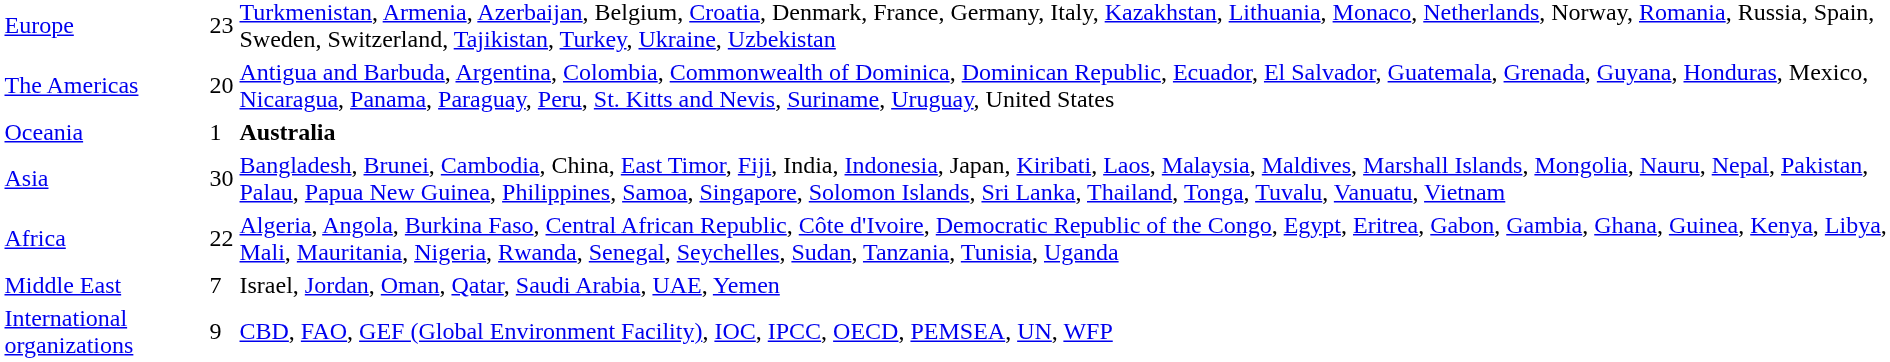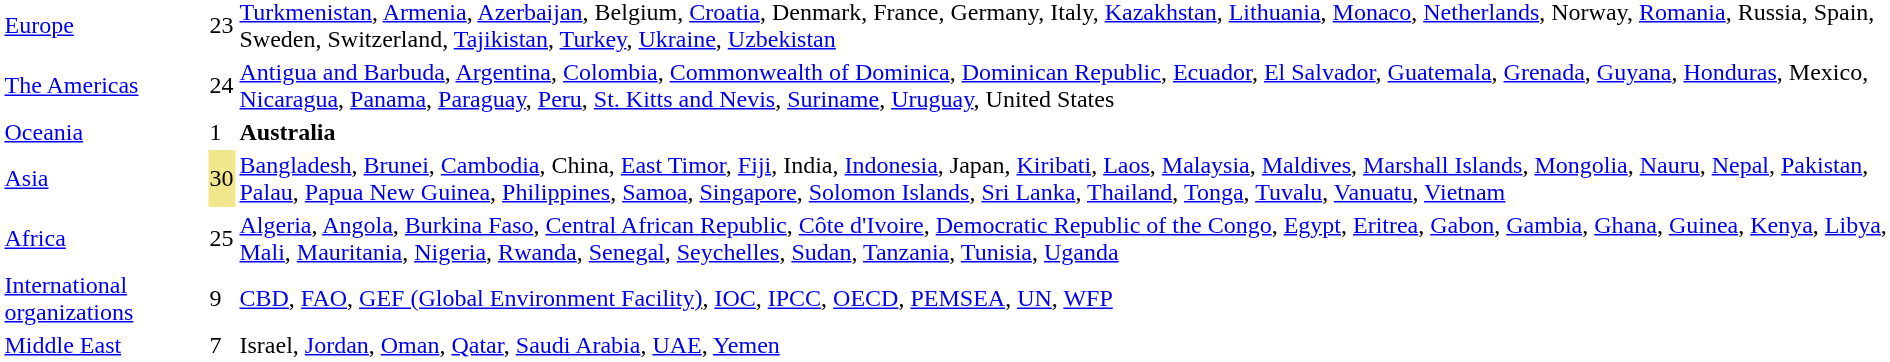(222, 85) 20 -> (222, 85) 24
(222, 178) no background -> (222, 178) khaki background
(222, 238) 22 -> (222, 238) 25
rows swapped: (63, 284) <-> (69, 331)
